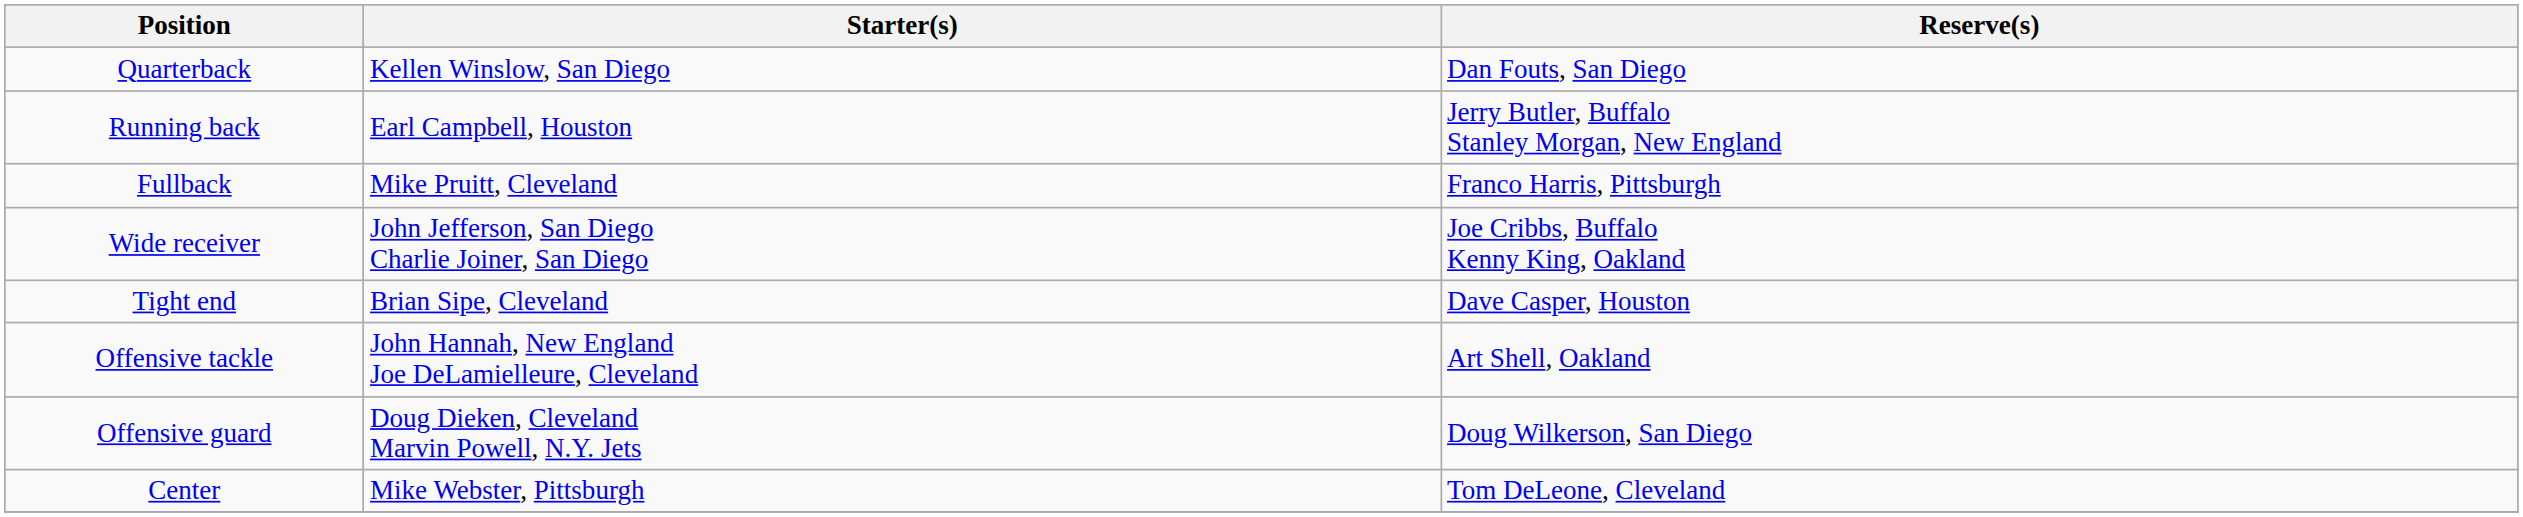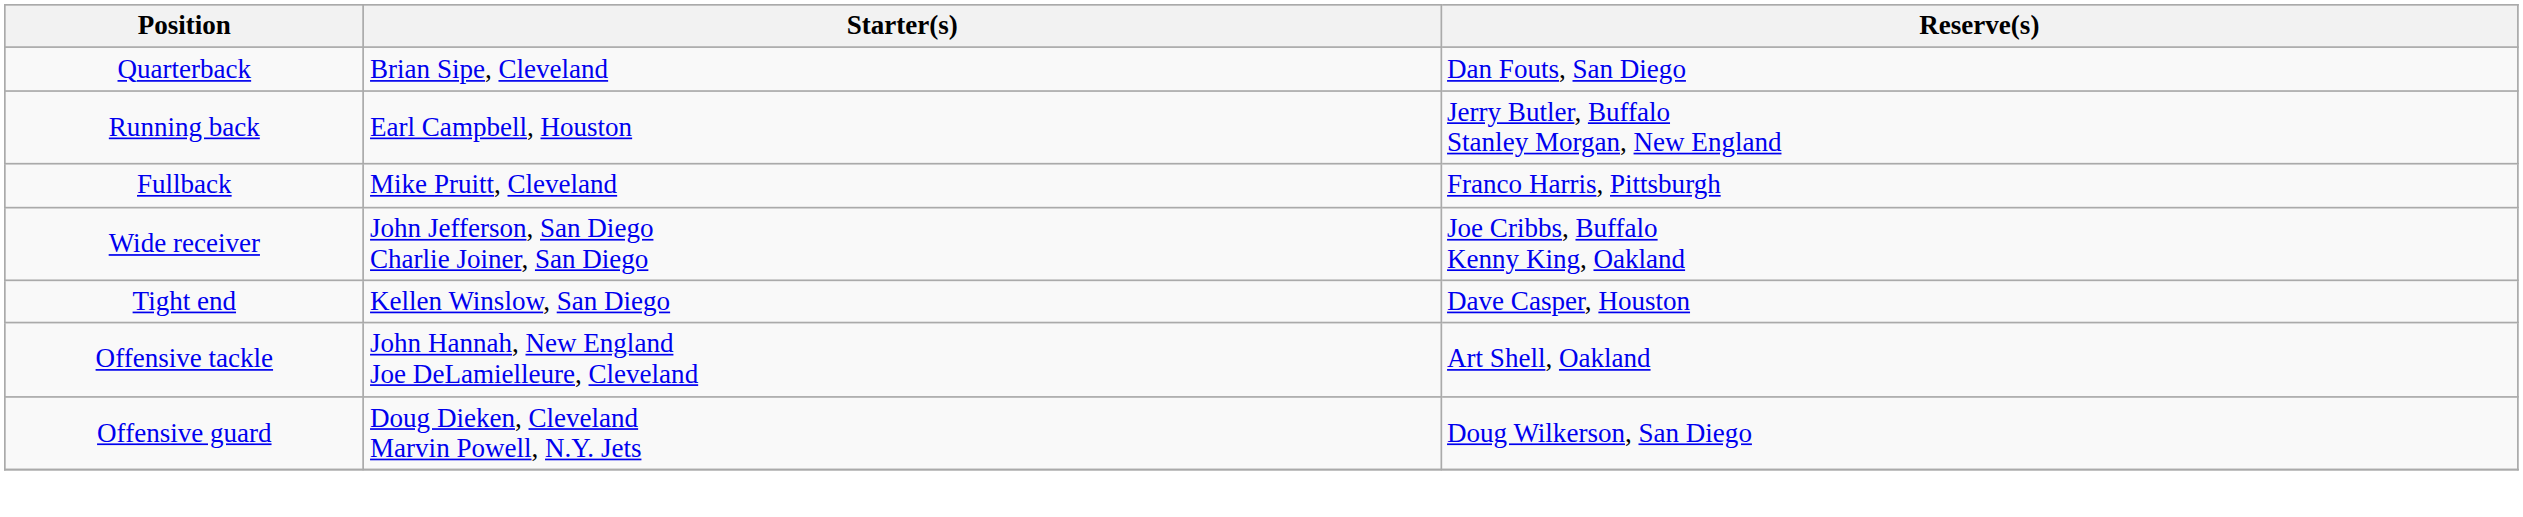(520, 68) Kellen Winslow, San Diego -> (489, 68) Brian Sipe, Cleveland
(489, 301) Brian Sipe, Cleveland -> (520, 301) Kellen Winslow, San Diego
- row: (184, 490)
